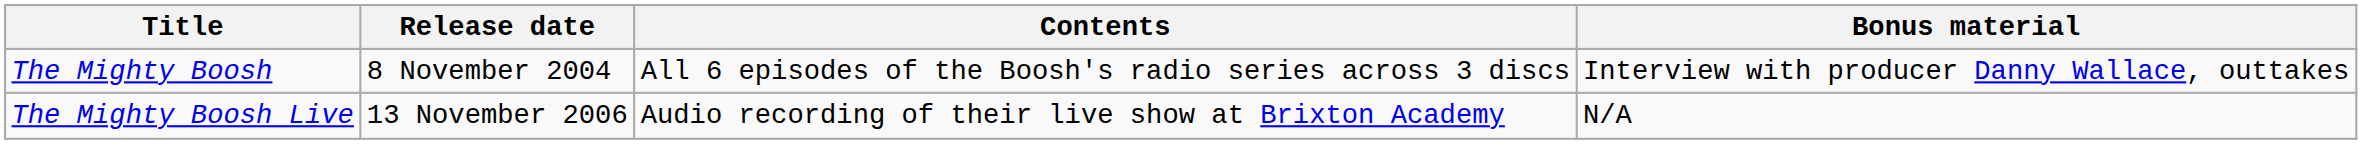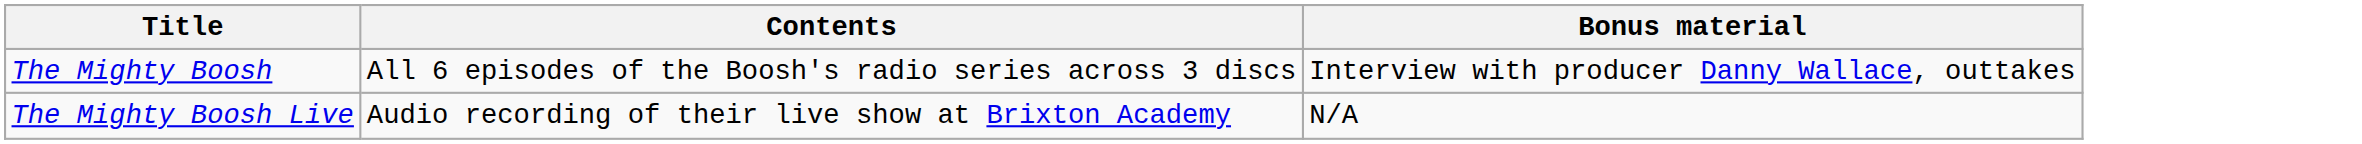- column: (497, 27)
